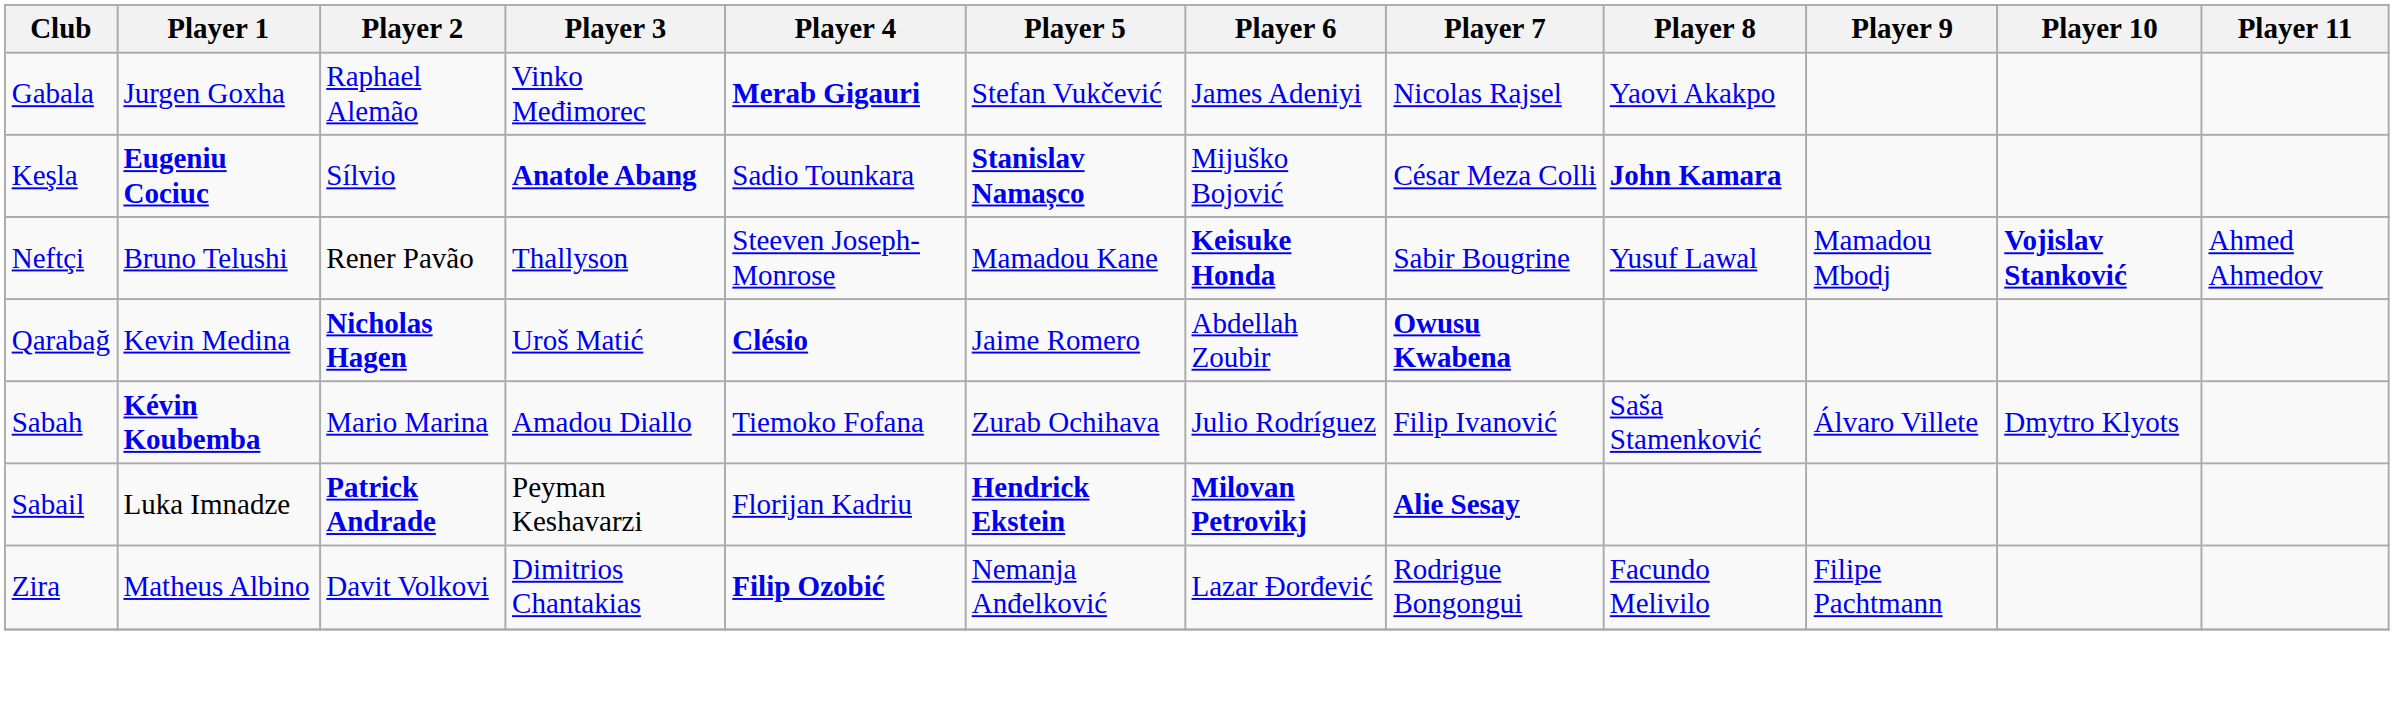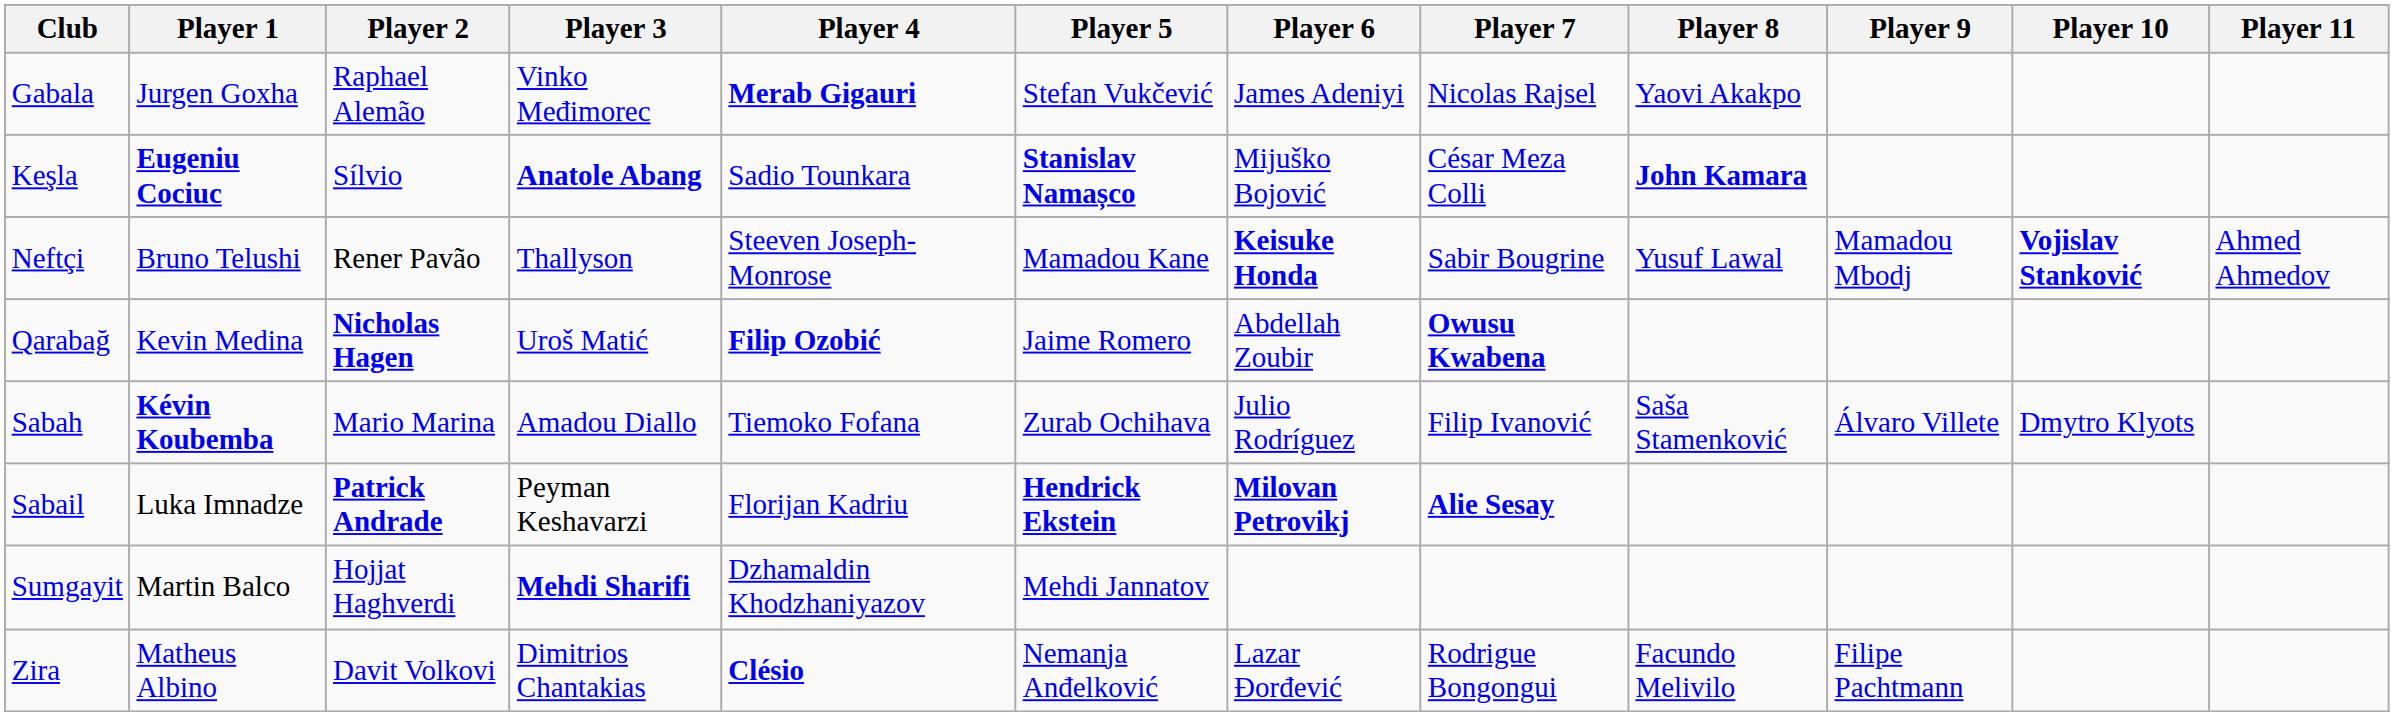(770, 340) Clésio -> (805, 340) Filip Ozobić
+ row: (67, 587)
(808, 587) Filip Ozobić -> (766, 669) Clésio
